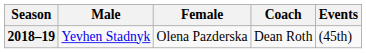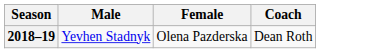- column: (338, 15)
